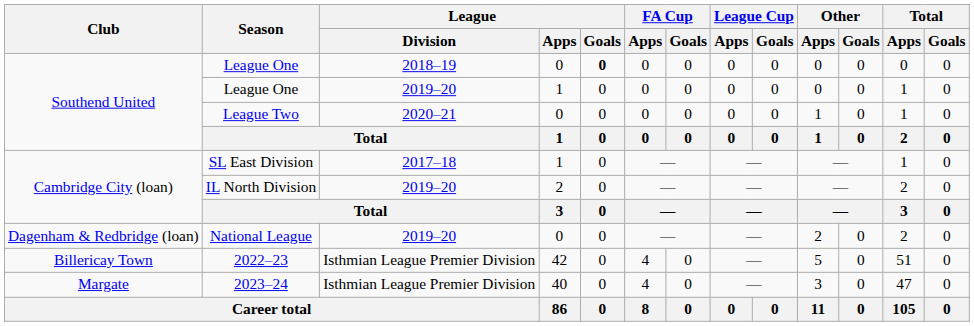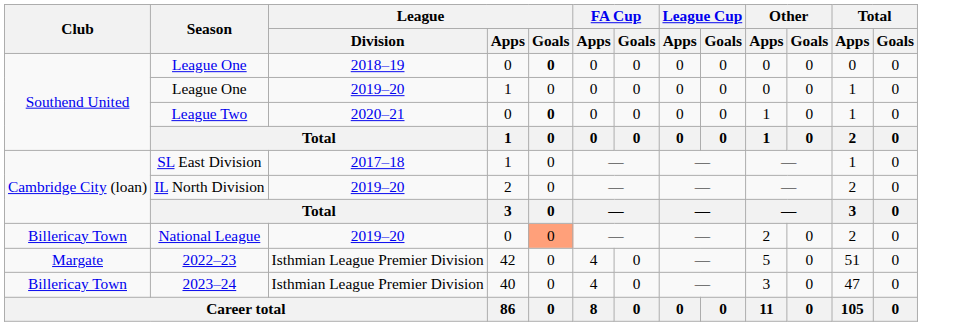(602, 114) normal -> (551, 114) bold
(103, 235) Dagenham & Redbridge (loan) -> (78, 235) Billericay Town
(602, 235) no background -> (551, 235) lightsalmon background
(103, 260) Billericay Town -> (78, 260) Margate
(103, 284) Margate -> (78, 284) Billericay Town
